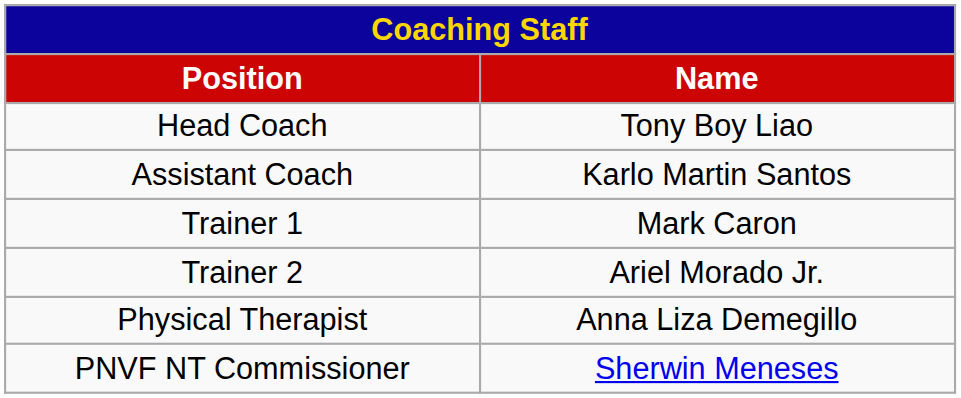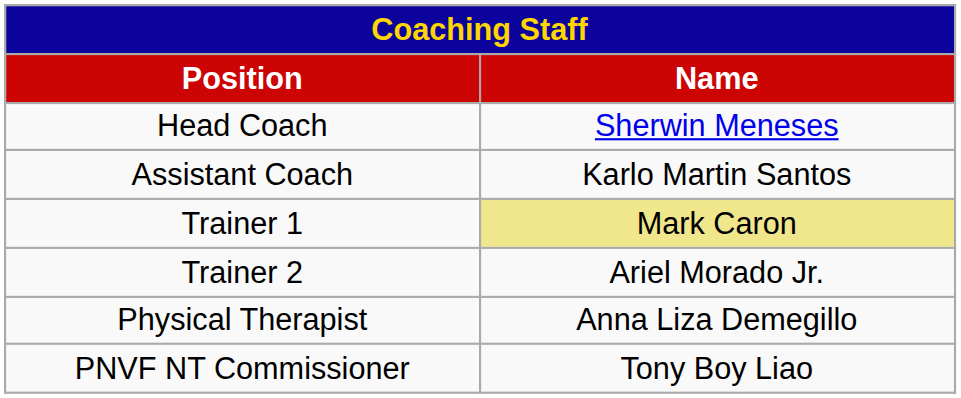(717, 127) Tony Boy Liao -> (717, 127) Sherwin Meneses
(717, 224) no background -> (717, 224) khaki background
(717, 369) Sherwin Meneses -> (717, 369) Tony Boy Liao
